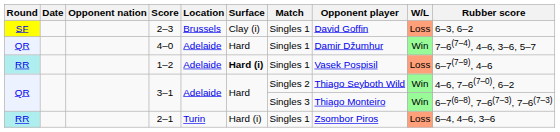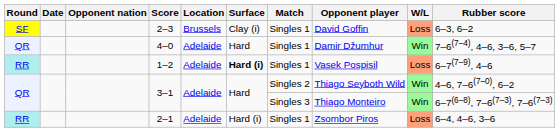(194, 119) Turin -> (202, 119) Adelaide
